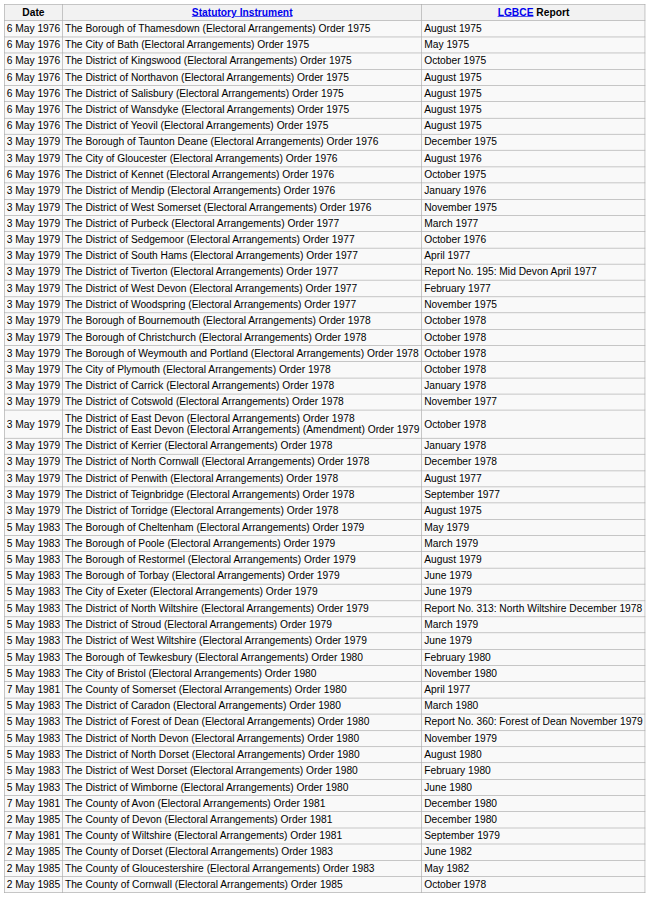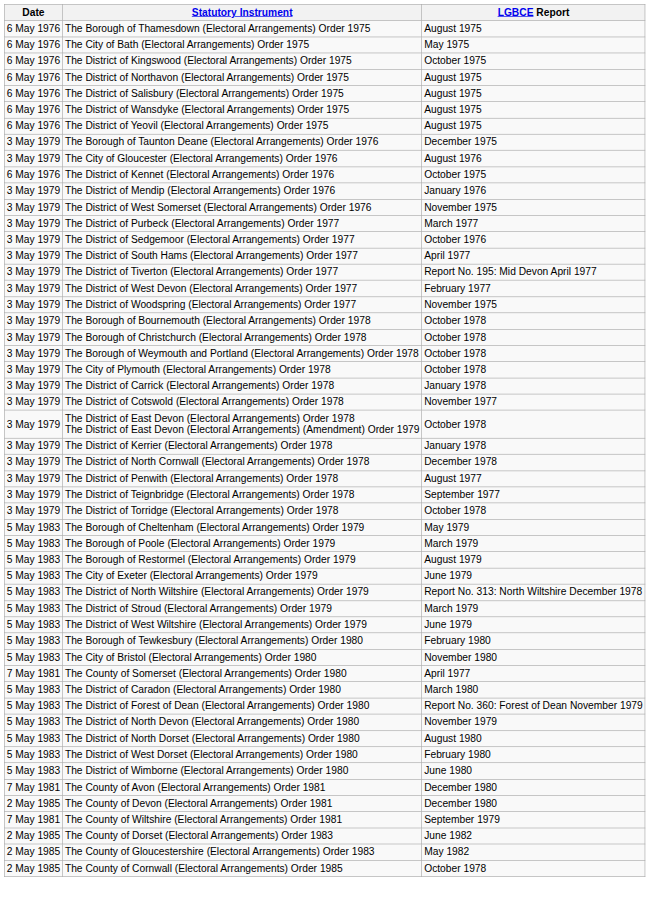(453, 511) August 1975 -> (455, 511) October 1978
- row: (202, 576)
